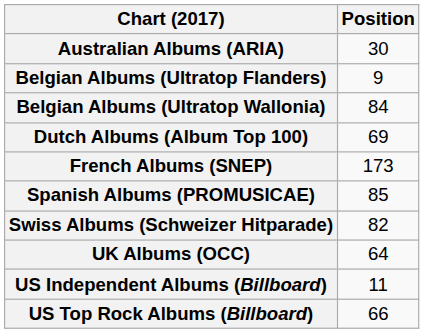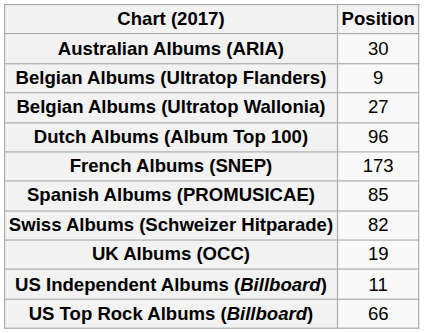(378, 107) 84 -> (378, 107) 27
(378, 136) 69 -> (378, 136) 96
(378, 254) 64 -> (378, 254) 19
